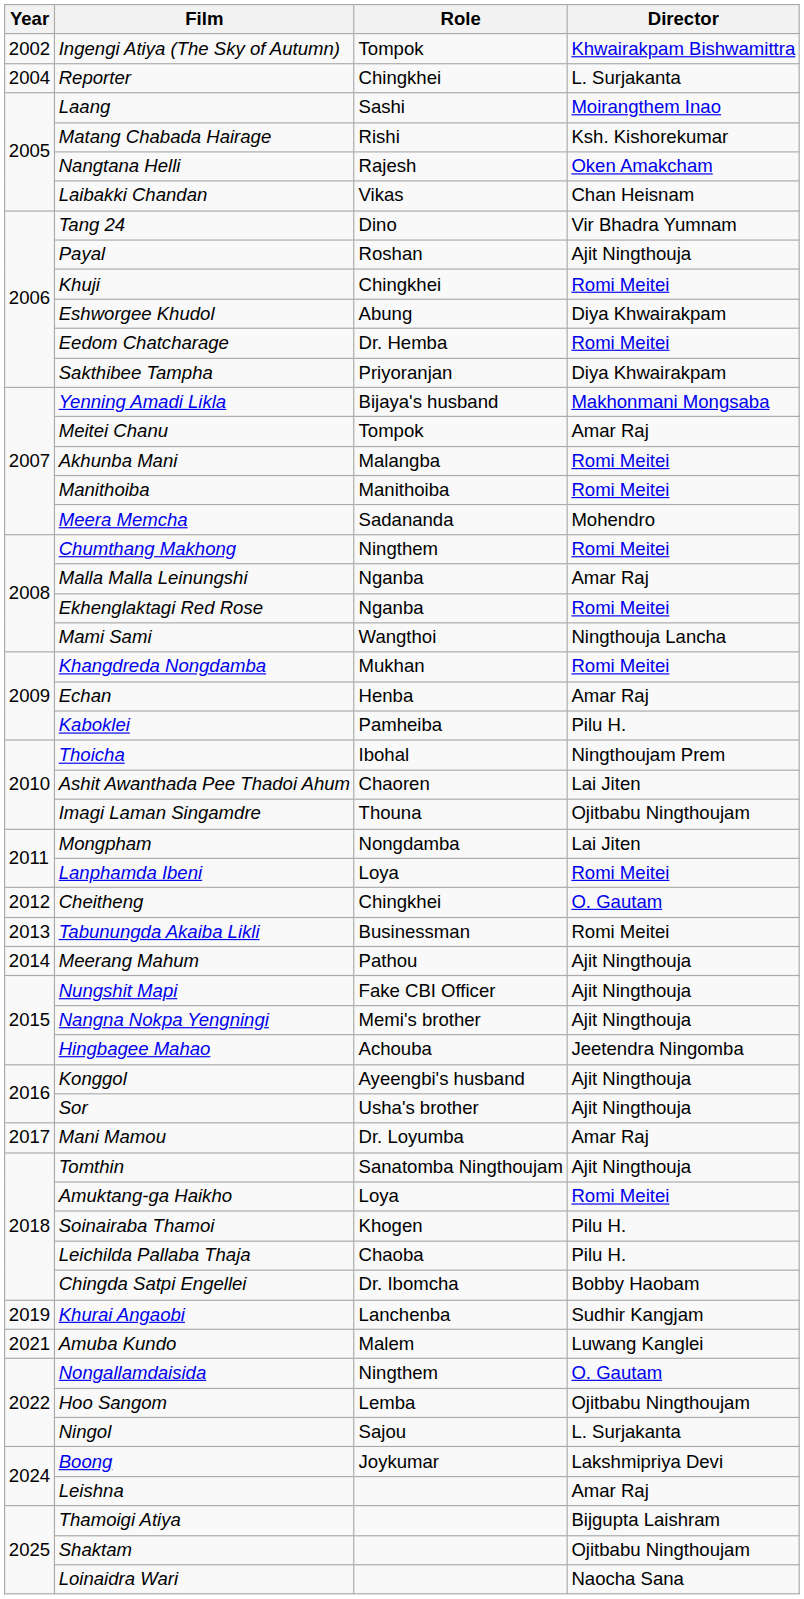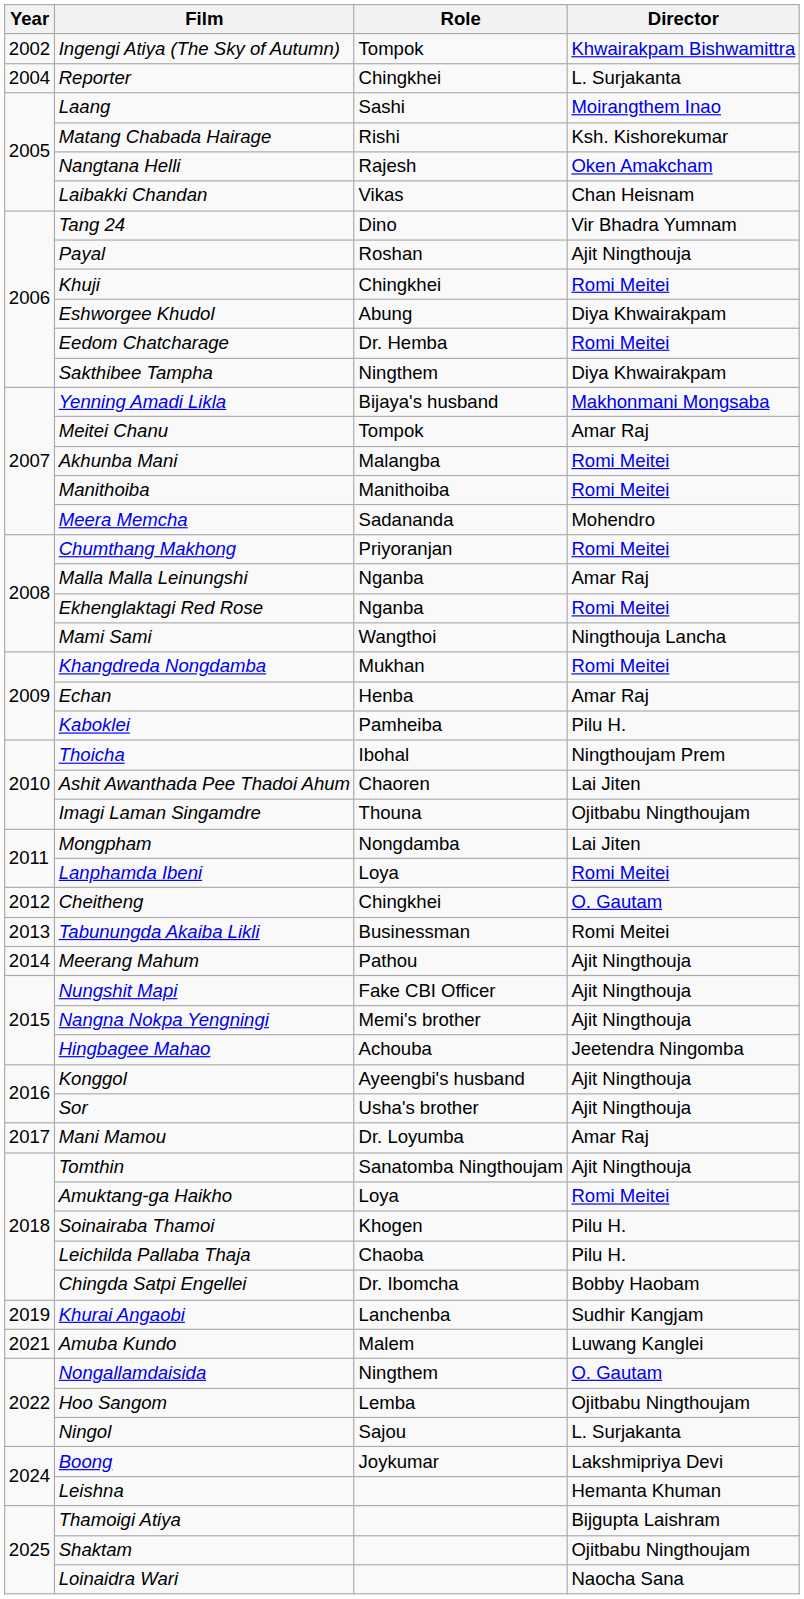(406, 372) Priyoranjan -> (398, 372) Ningthem
(398, 549) Ningthem -> (406, 549) Priyoranjan
(610, 1490) Amar Raj -> (646, 1490) Hemanta Khuman
